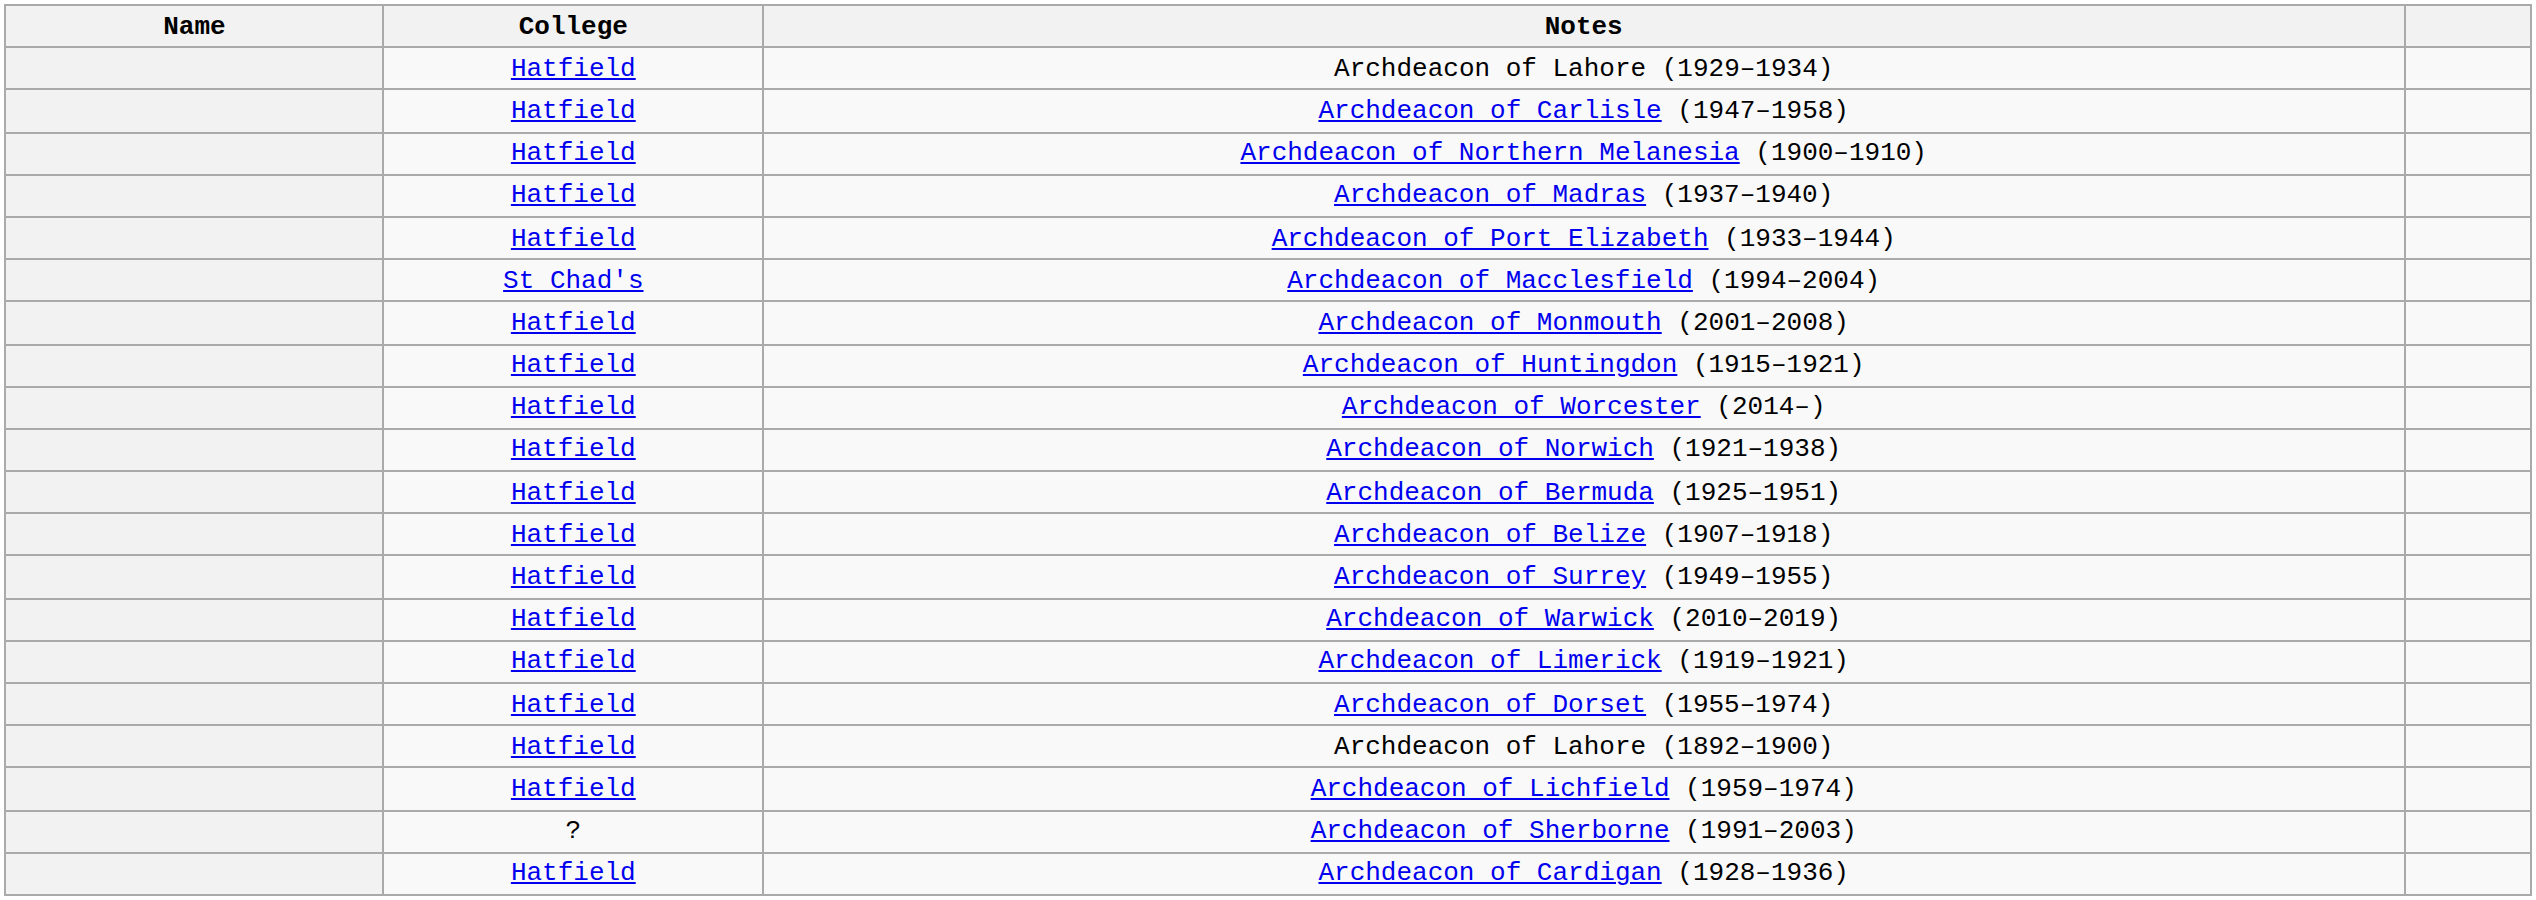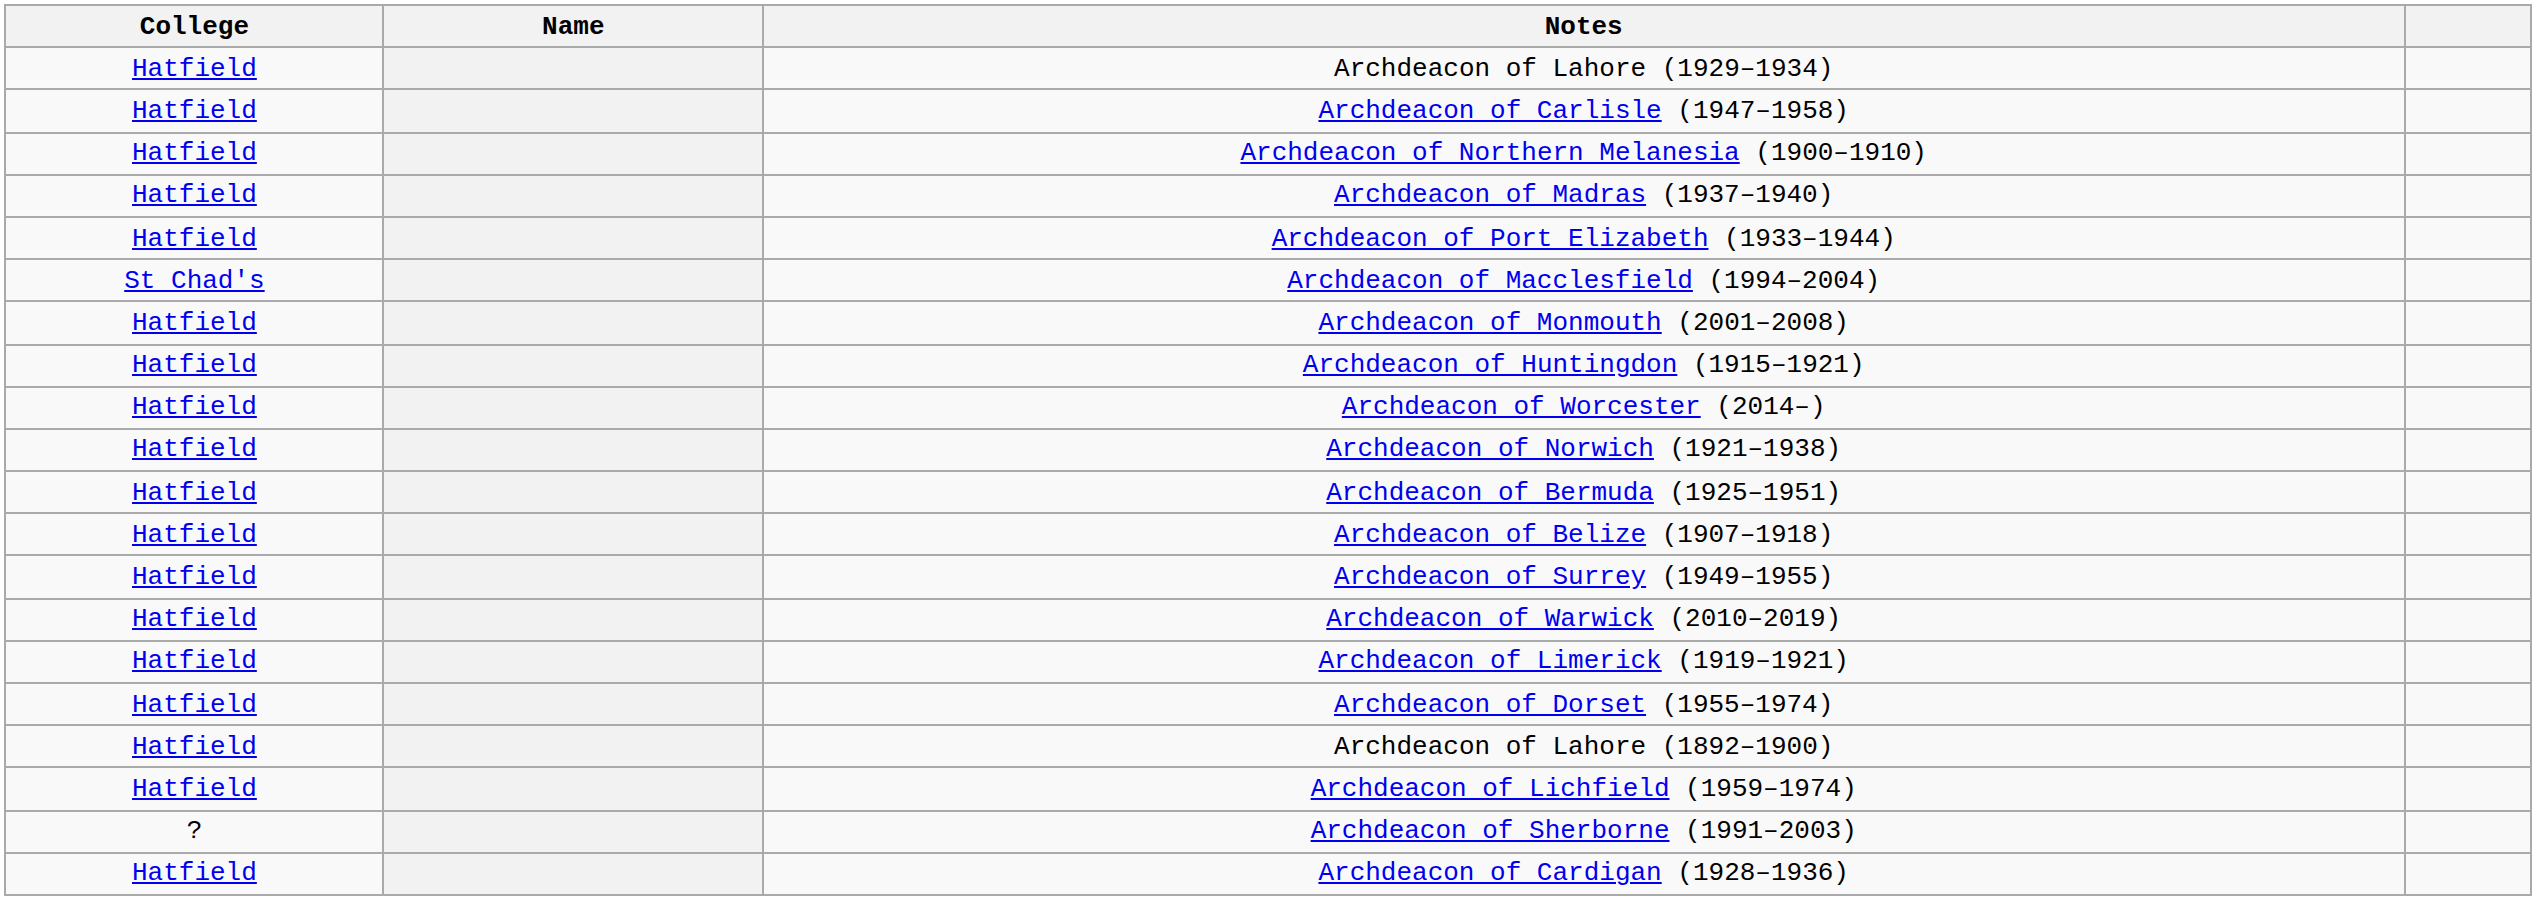columns swapped: (194, 26) <-> (573, 26)
